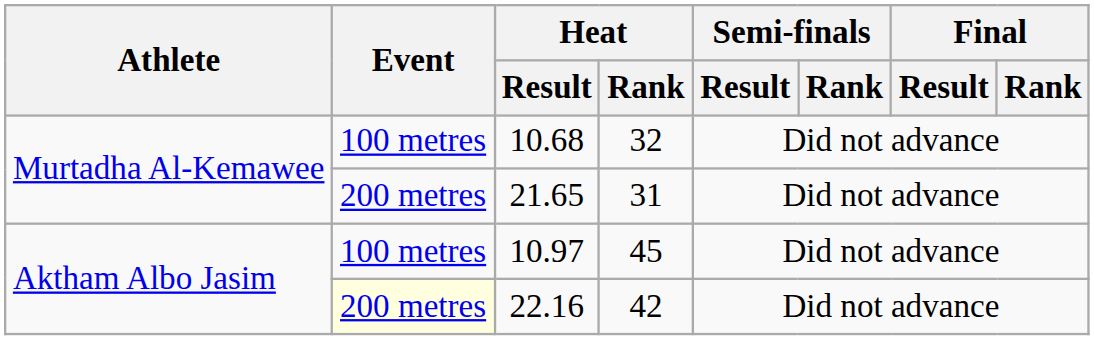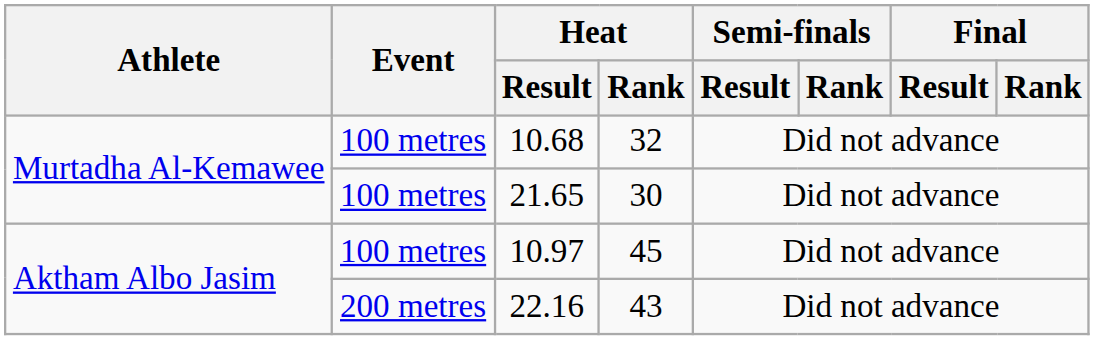(413, 196) 200 metres -> (413, 196) 100 metres
(646, 196) 31 -> (646, 196) 30
(413, 305) lightyellow background -> (413, 305) no background
(646, 305) 42 -> (646, 305) 43
